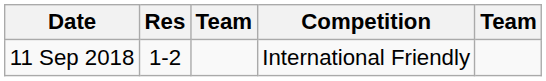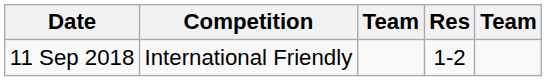columns swapped: (366, 22) <-> (165, 22)
